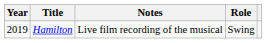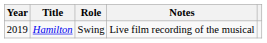columns swapped: (241, 12) <-> (150, 12)
